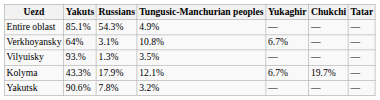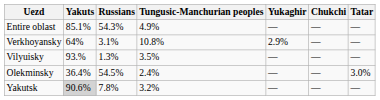(278, 42) 6.7% -> (278, 42) 2.9%
- row: (22, 73)
+ row: (30, 73)
(78, 88) no background -> (78, 88) lightgrey background
